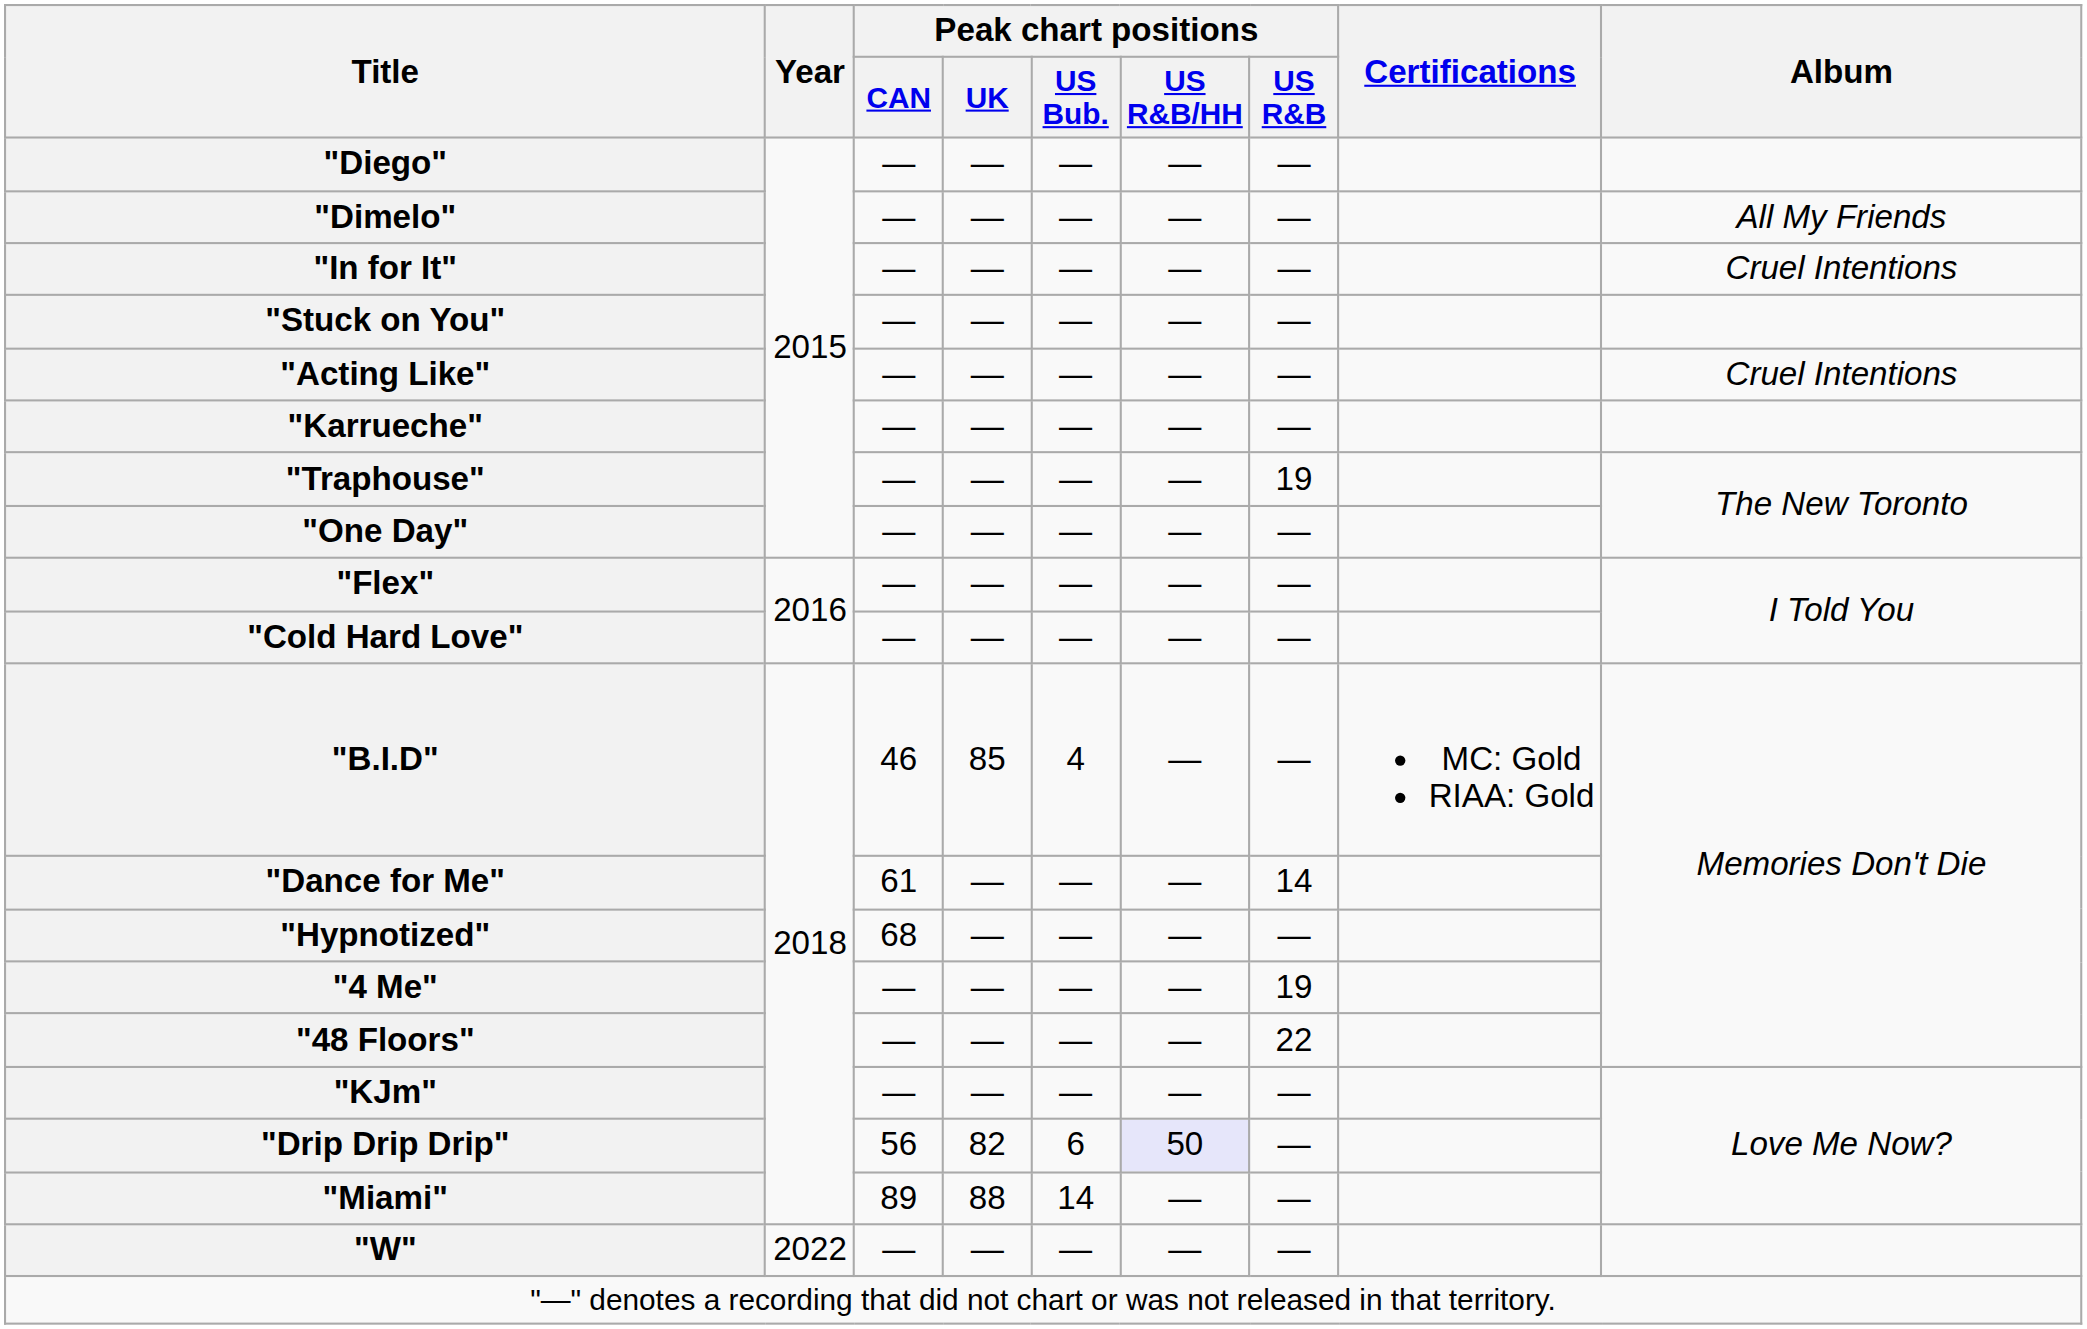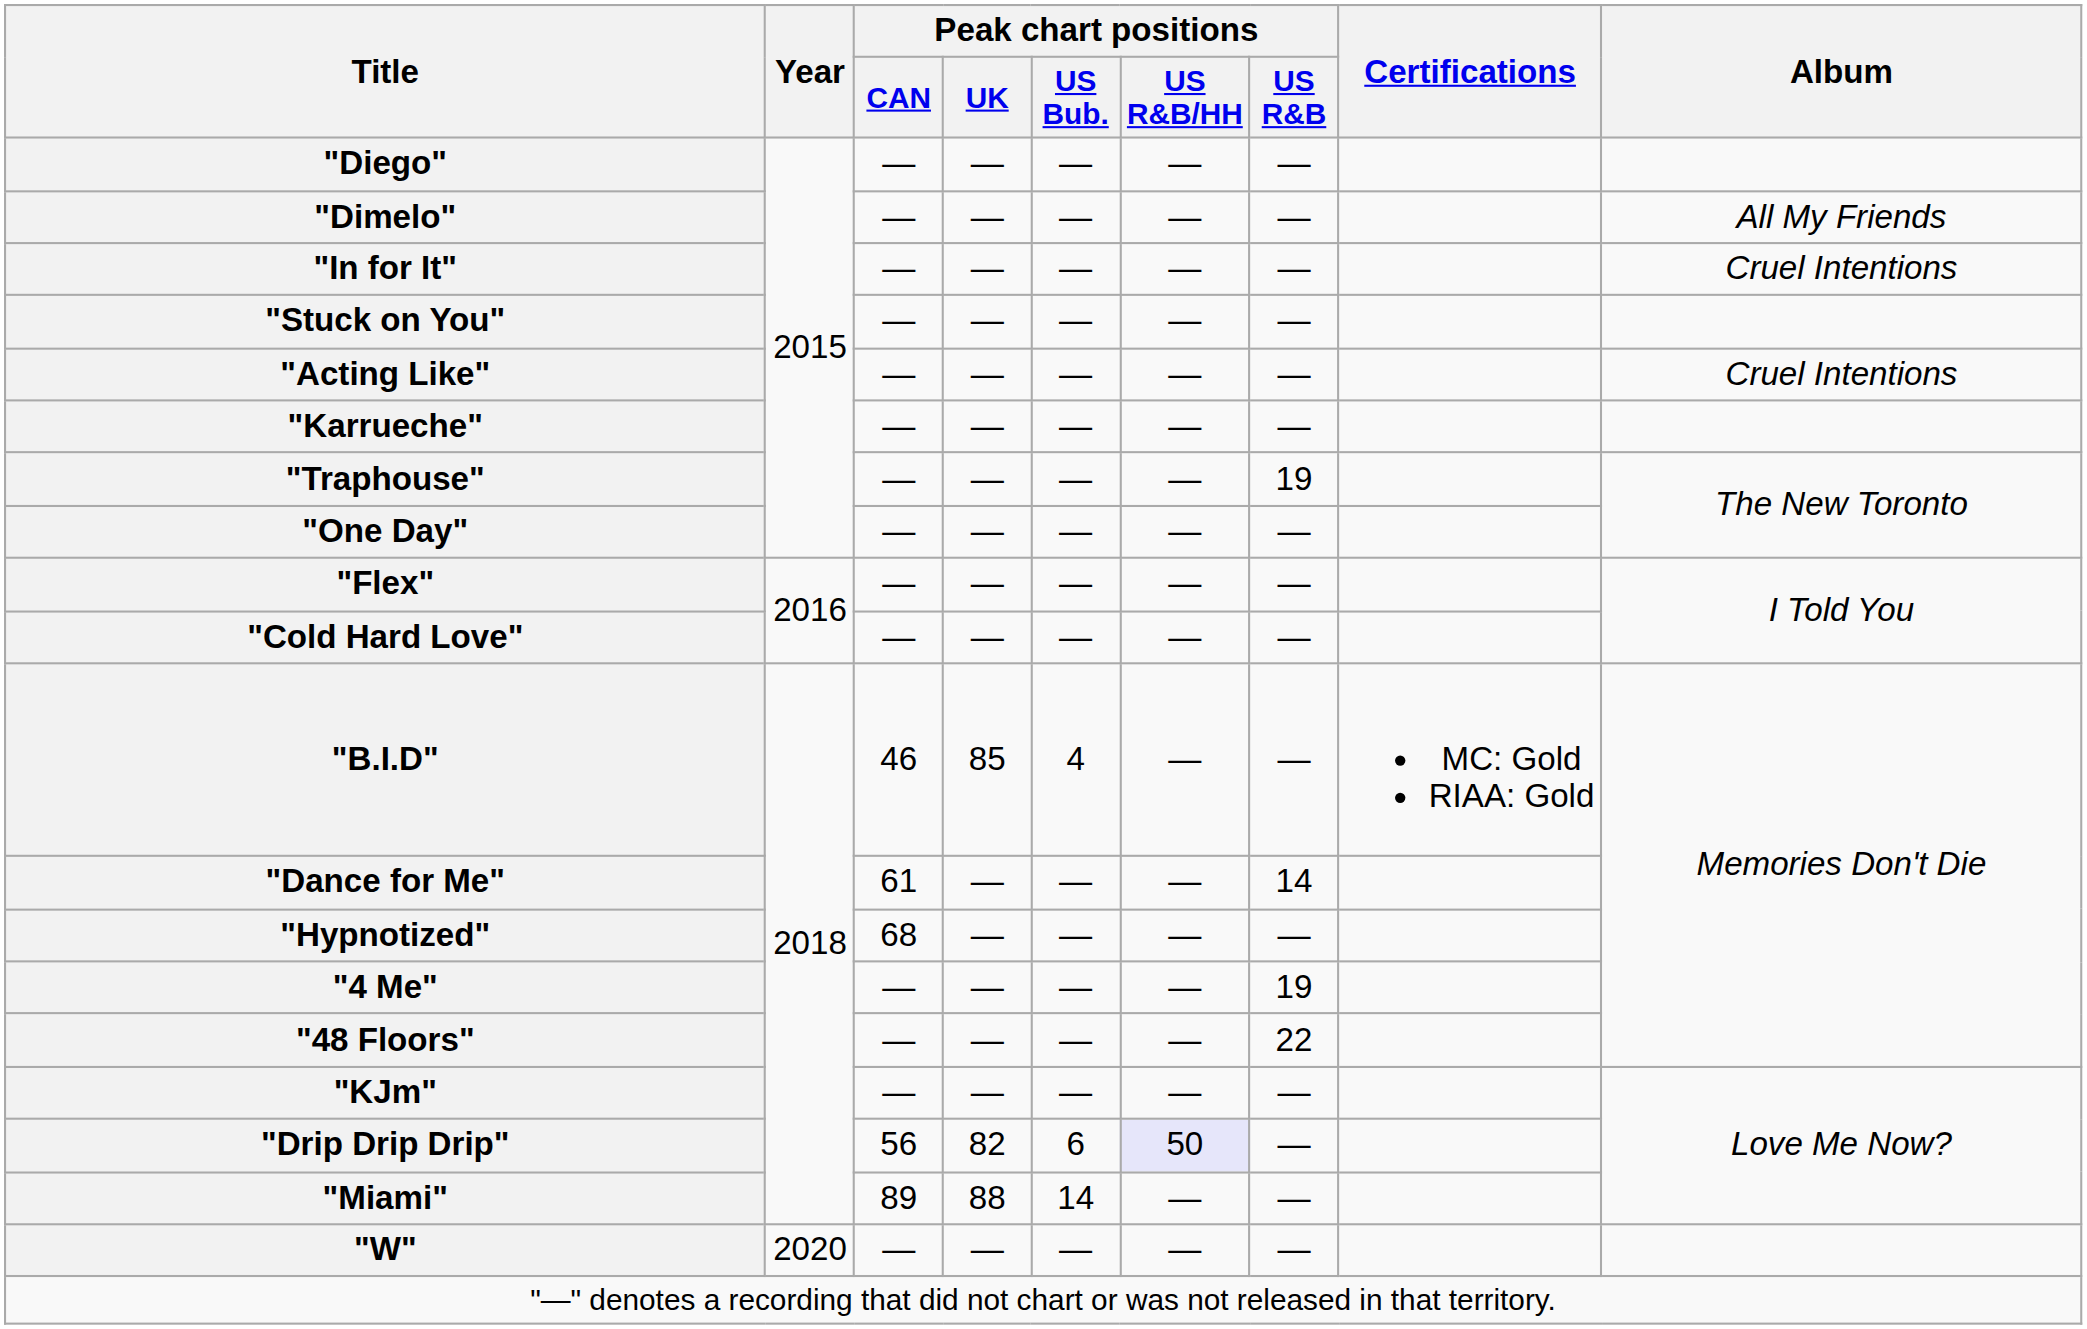(810, 1249) 2022 -> (810, 1249) 2020
